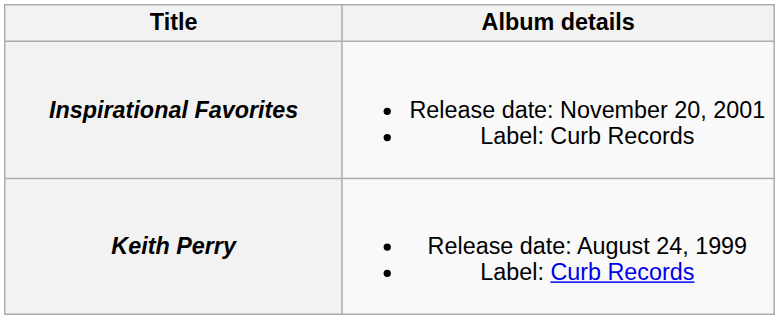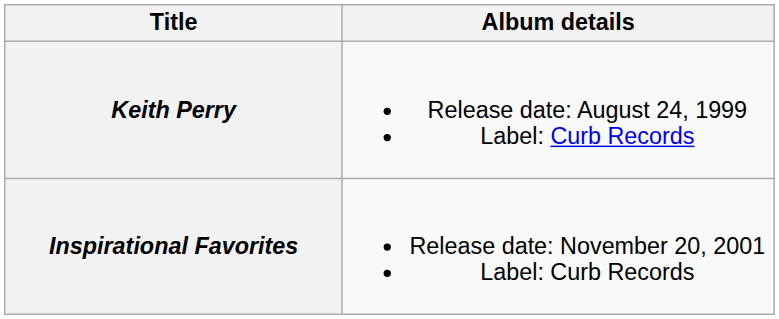rows swapped: (174, 246) <-> (174, 109)
